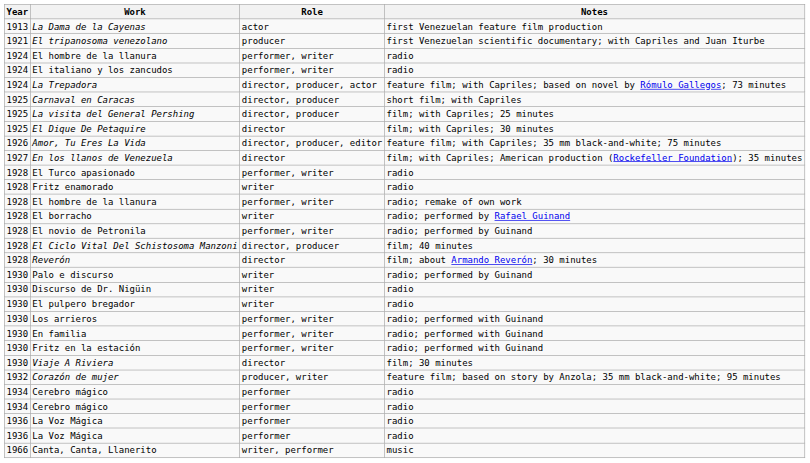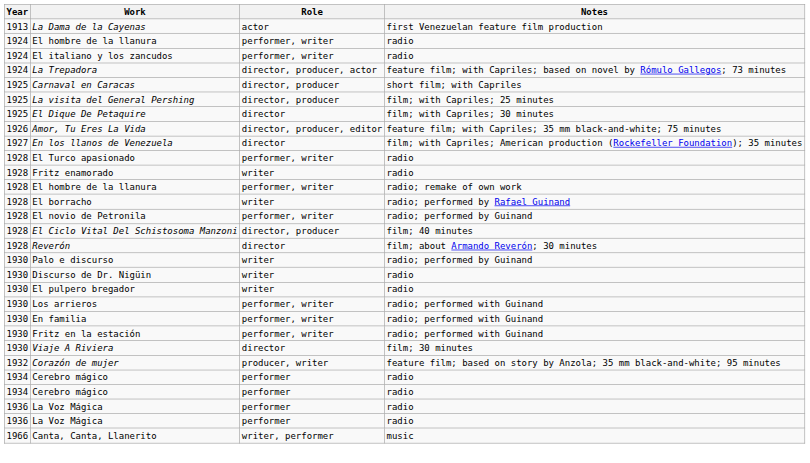- row: (100, 41)
